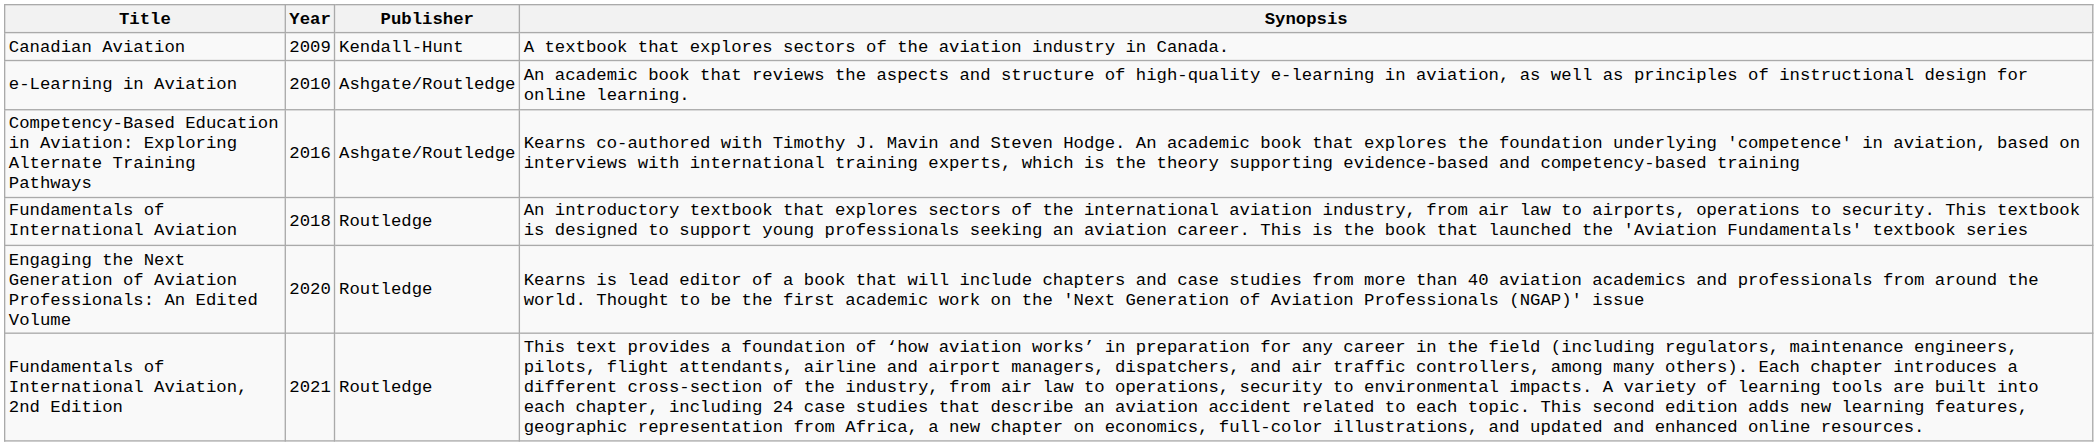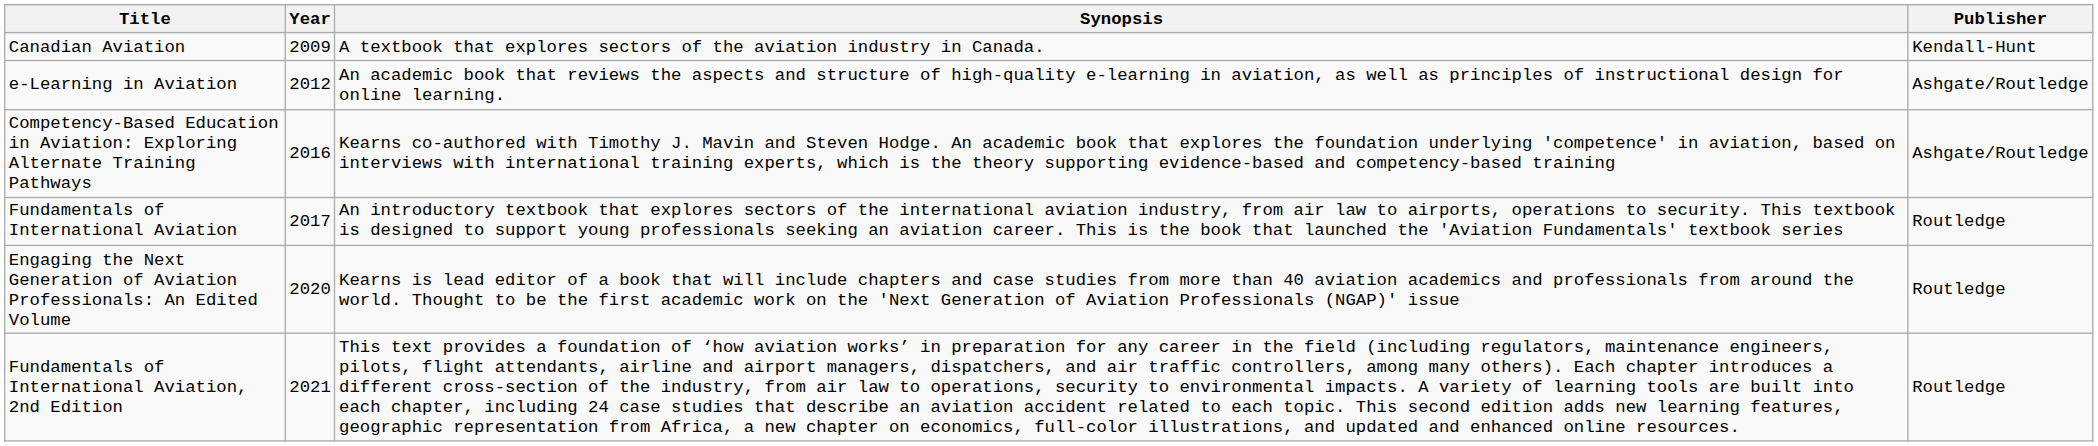columns swapped: (427, 19) <-> (1306, 19)
(310, 85) 2010 -> (310, 85) 2012
(310, 221) 2018 -> (310, 221) 2017
